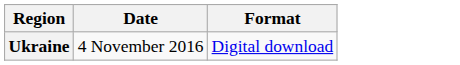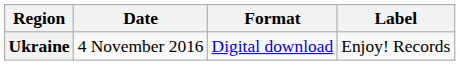+ column: (396, 18)
